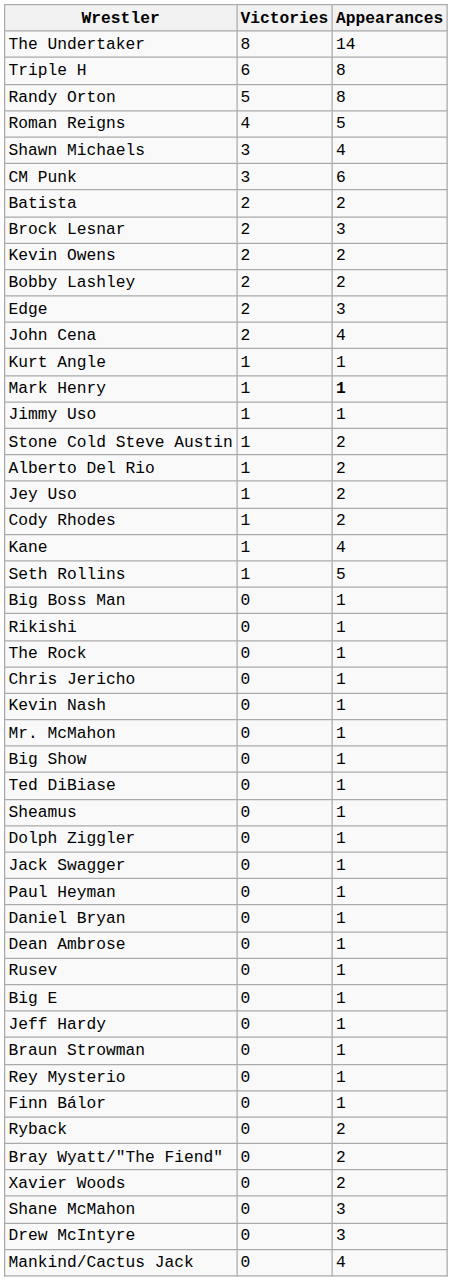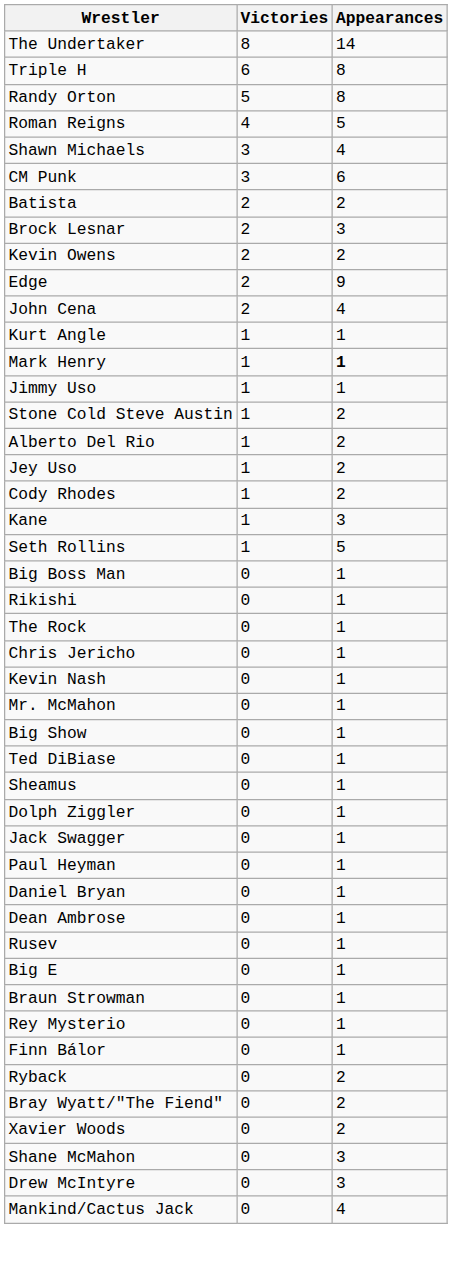- row: (72, 283)
(341, 309) 3 -> (341, 283) 9
(341, 548) 4 -> (341, 521) 3
- row: (57, 1024)
